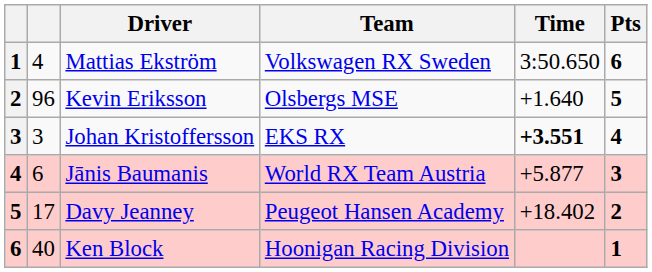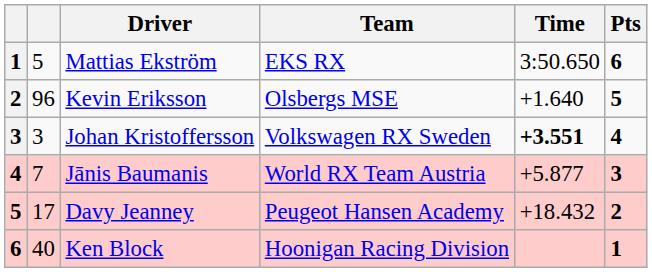(38, 61) 4 -> (38, 61) 5
(378, 61) Volkswagen RX Sweden -> (305, 61) EKS RX
(305, 136) EKS RX -> (378, 136) Volkswagen RX Sweden
(38, 173) 6 -> (38, 173) 7
(557, 211) +18.402 -> (557, 211) +18.432
